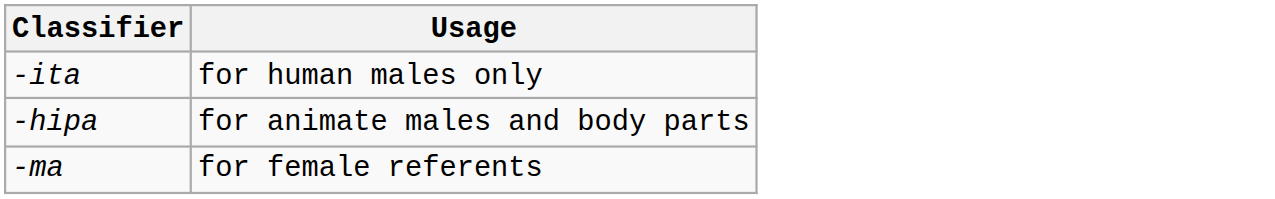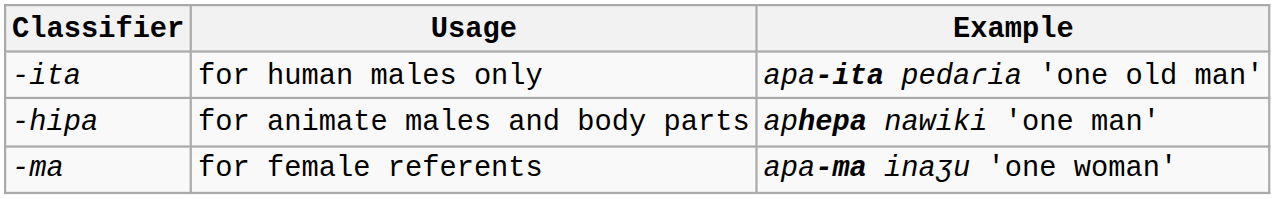+ column: (1013, 29)
